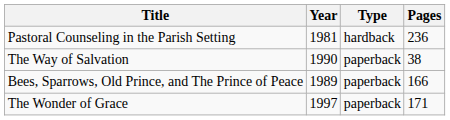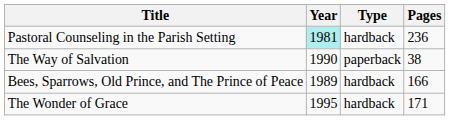(323, 37) no background -> (323, 37) paleturquoise background
(372, 81) paperback -> (369, 81) hardback
(323, 103) 1997 -> (323, 103) 1995
(372, 103) paperback -> (369, 103) hardback
